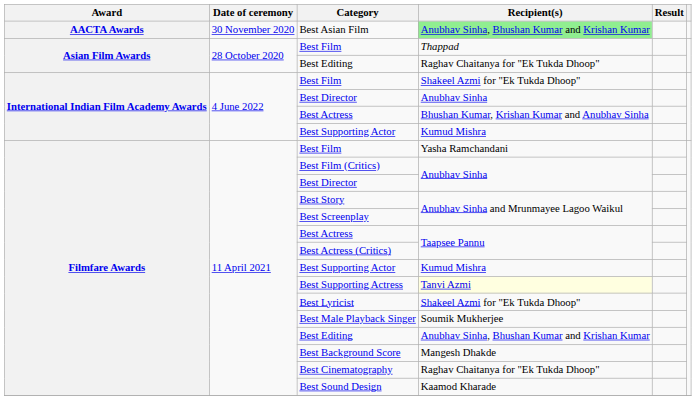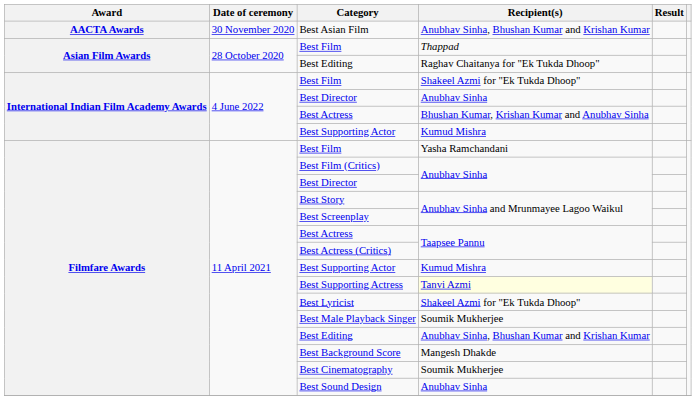(535, 30) lightgreen background -> (535, 30) no background
(510, 370) Raghav Chaitanya for "Ek Tukda Dhoop" -> (462, 370) Soumik Mukherjee
(458, 387) Kaamod Kharade -> (454, 387) Anubhav Sinha
